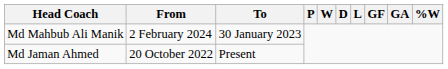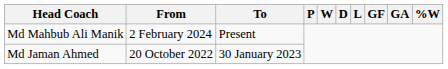(260, 34) 30 January 2023 -> (237, 34) Present
(237, 53) Present -> (260, 53) 30 January 2023
